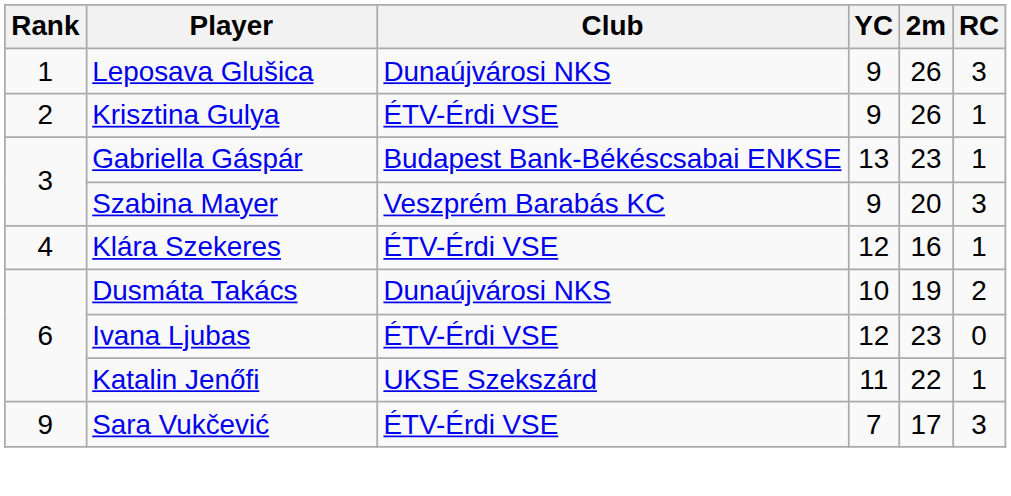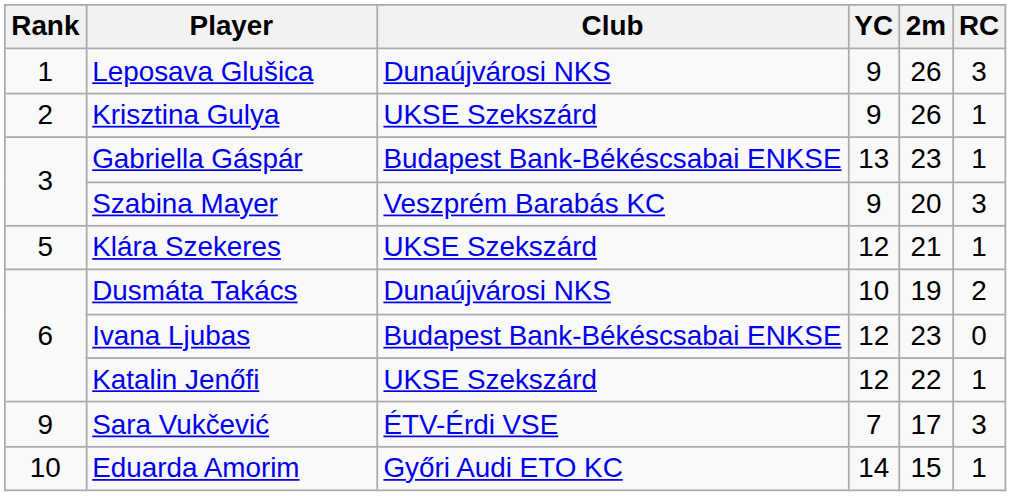(471, 114) ÉTV-Érdi VSE -> (490, 114) UKSE Szekszárd
(45, 247) 4 -> (45, 247) 5
(471, 247) ÉTV-Érdi VSE -> (490, 247) UKSE Szekszárd
(926, 247) 16 -> (926, 247) 21
(471, 335) ÉTV-Érdi VSE -> (612, 335) Budapest Bank-Békéscsabai ENKSE
(874, 379) 11 -> (874, 379) 12
+ row: (196, 468)
